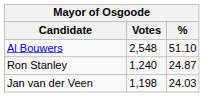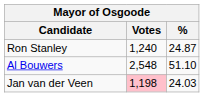rows swapped: (35, 48) <-> (37, 65)
(143, 83) no background -> (143, 83) pink background
